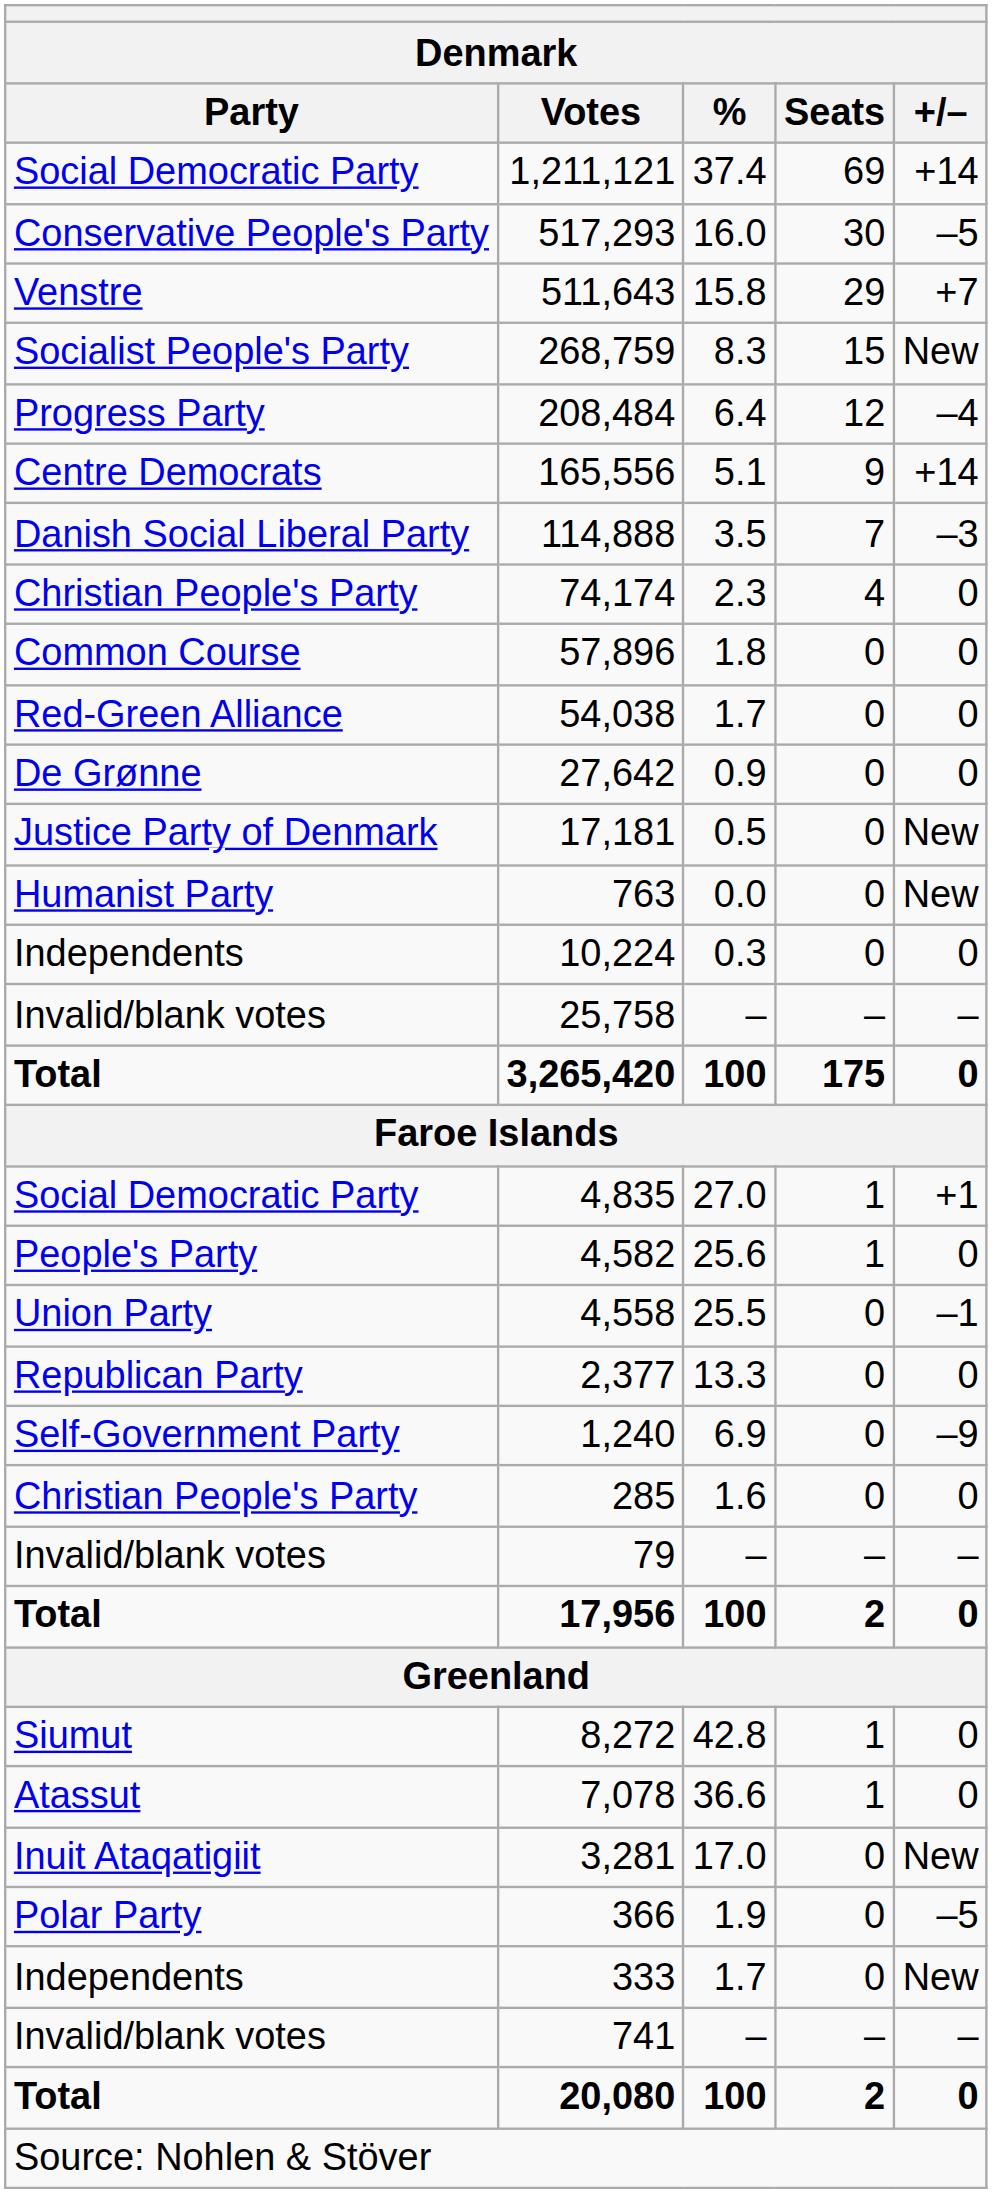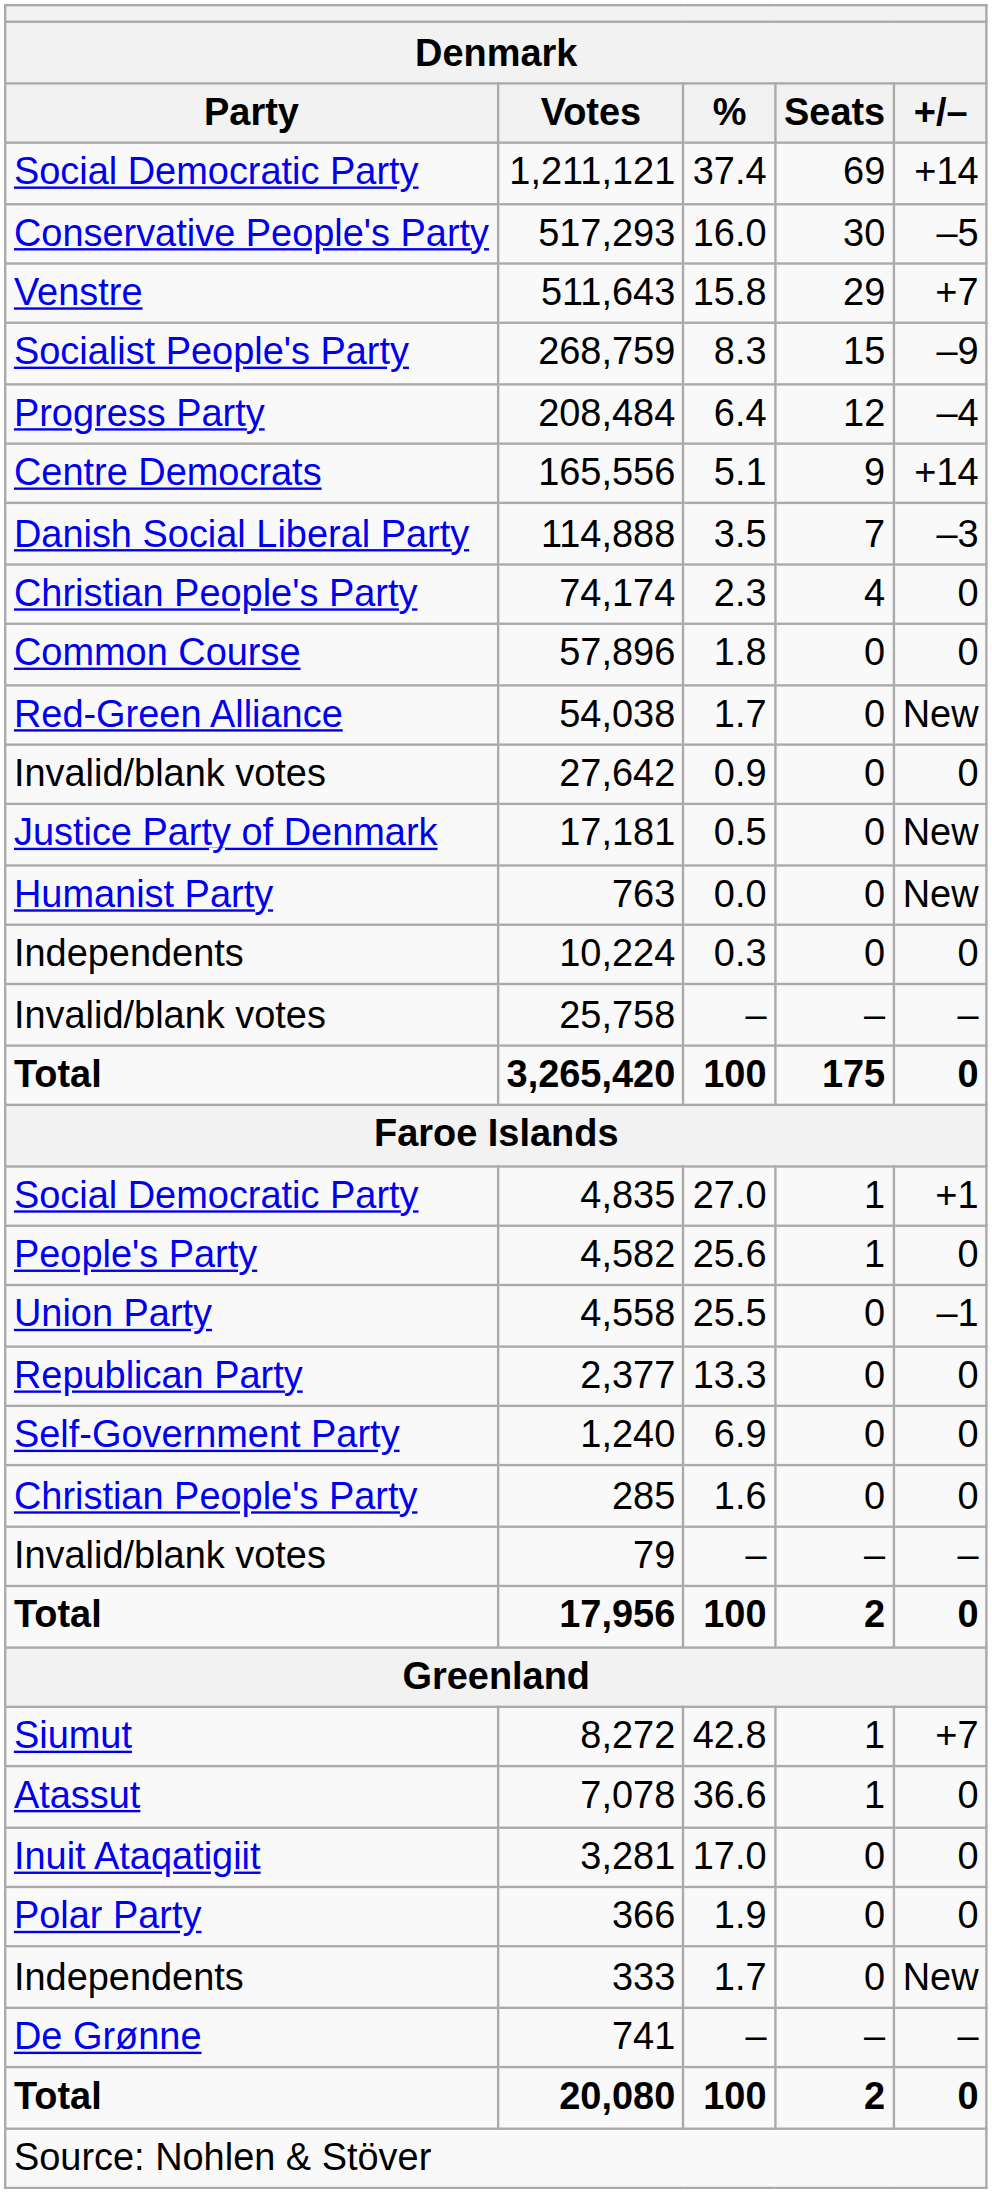(941, 352) New -> (957, 352) –9
(968, 713) 0 -> (941, 713) New
(108, 773) De Grønne -> (170, 773) Invalid/blank votes
(957, 1435) –9 -> (968, 1435) 0
(968, 1735) 0 -> (957, 1735) +7
(941, 1856) New -> (968, 1856) 0
(957, 1916) –5 -> (968, 1916) 0
(170, 2036) Invalid/blank votes -> (108, 2036) De Grønne
